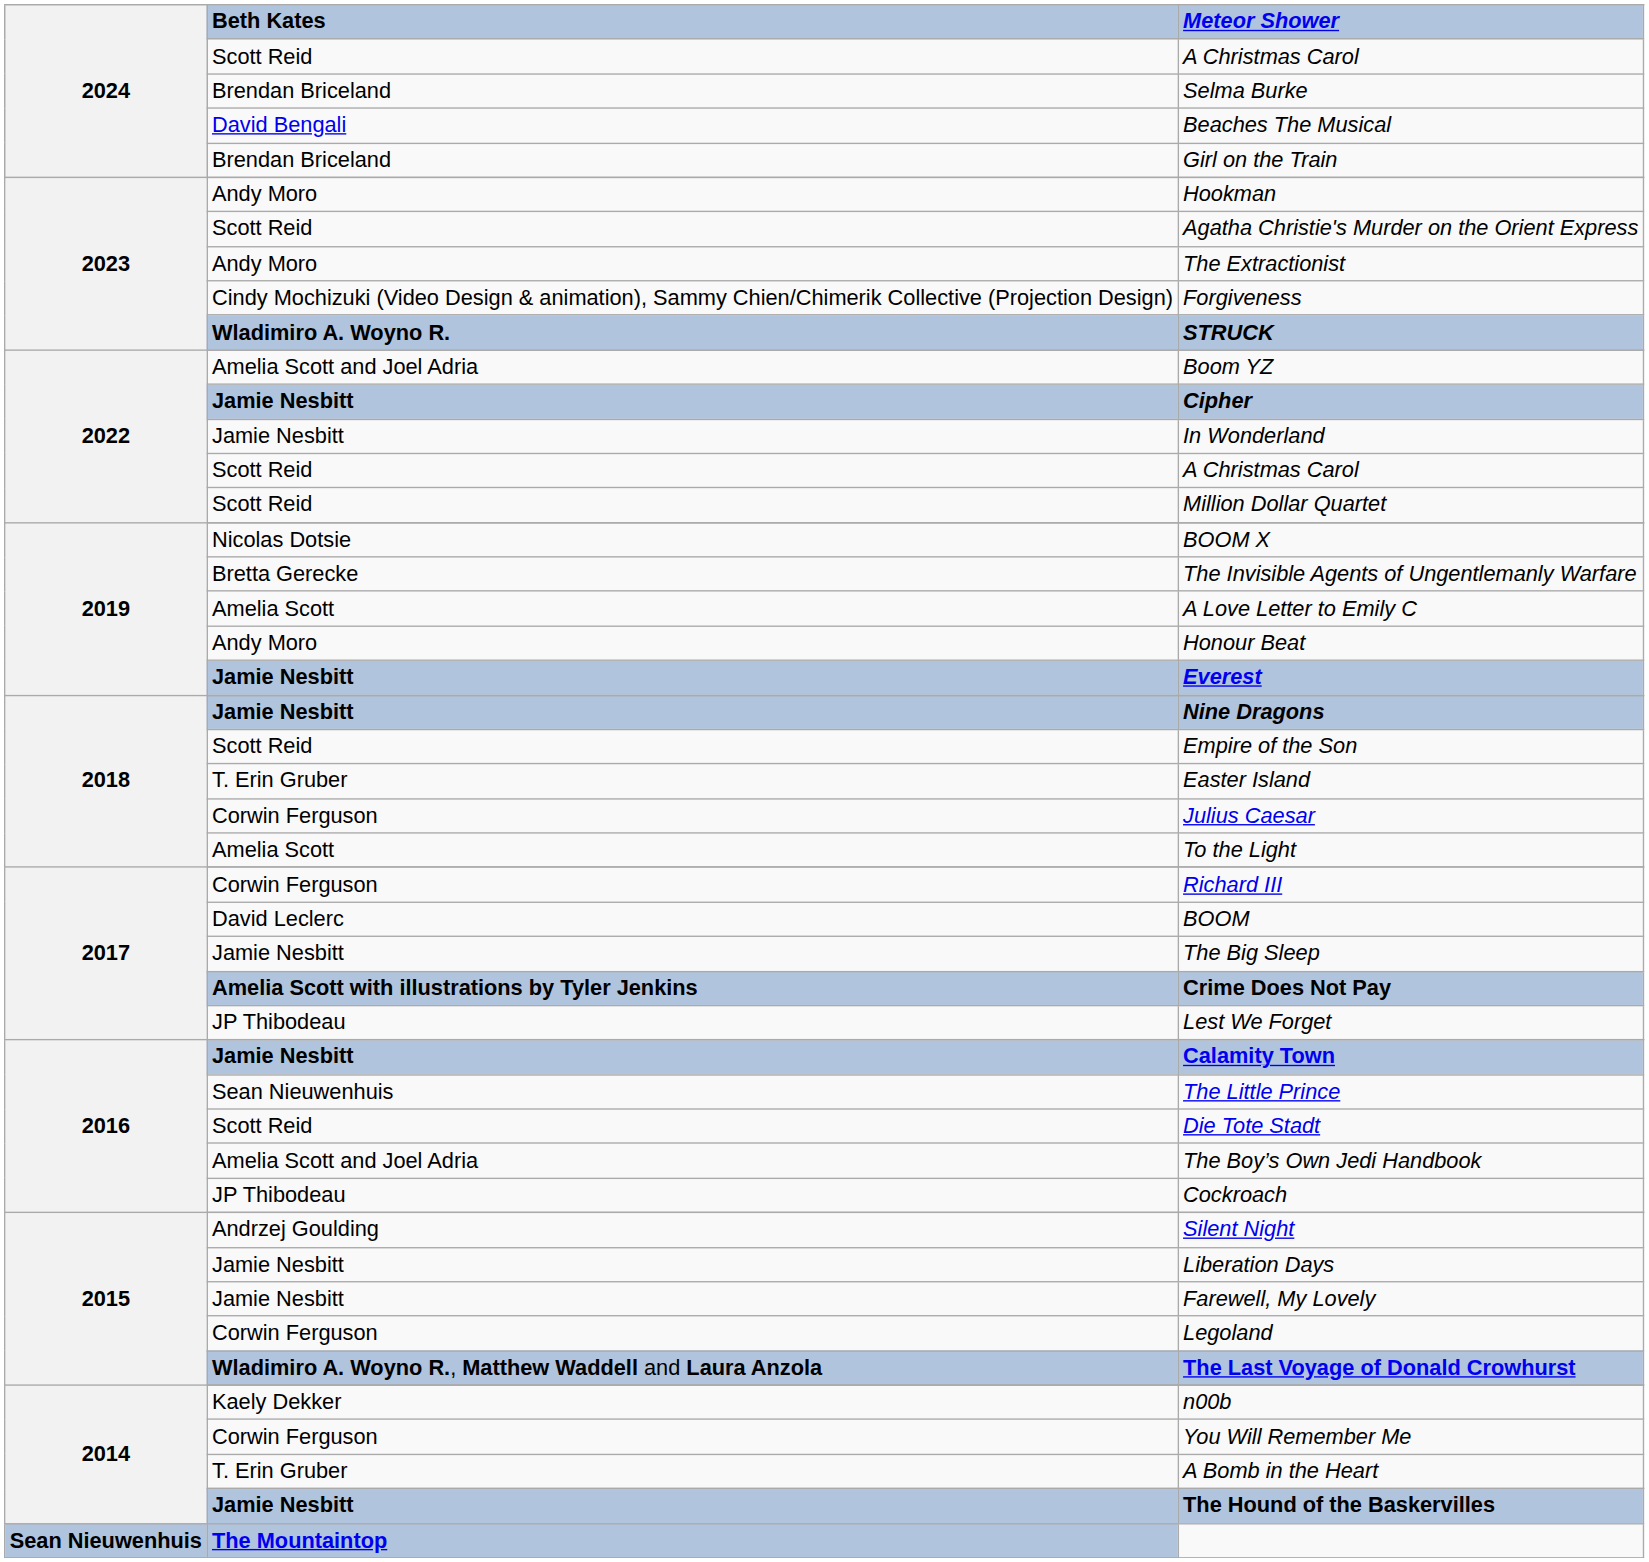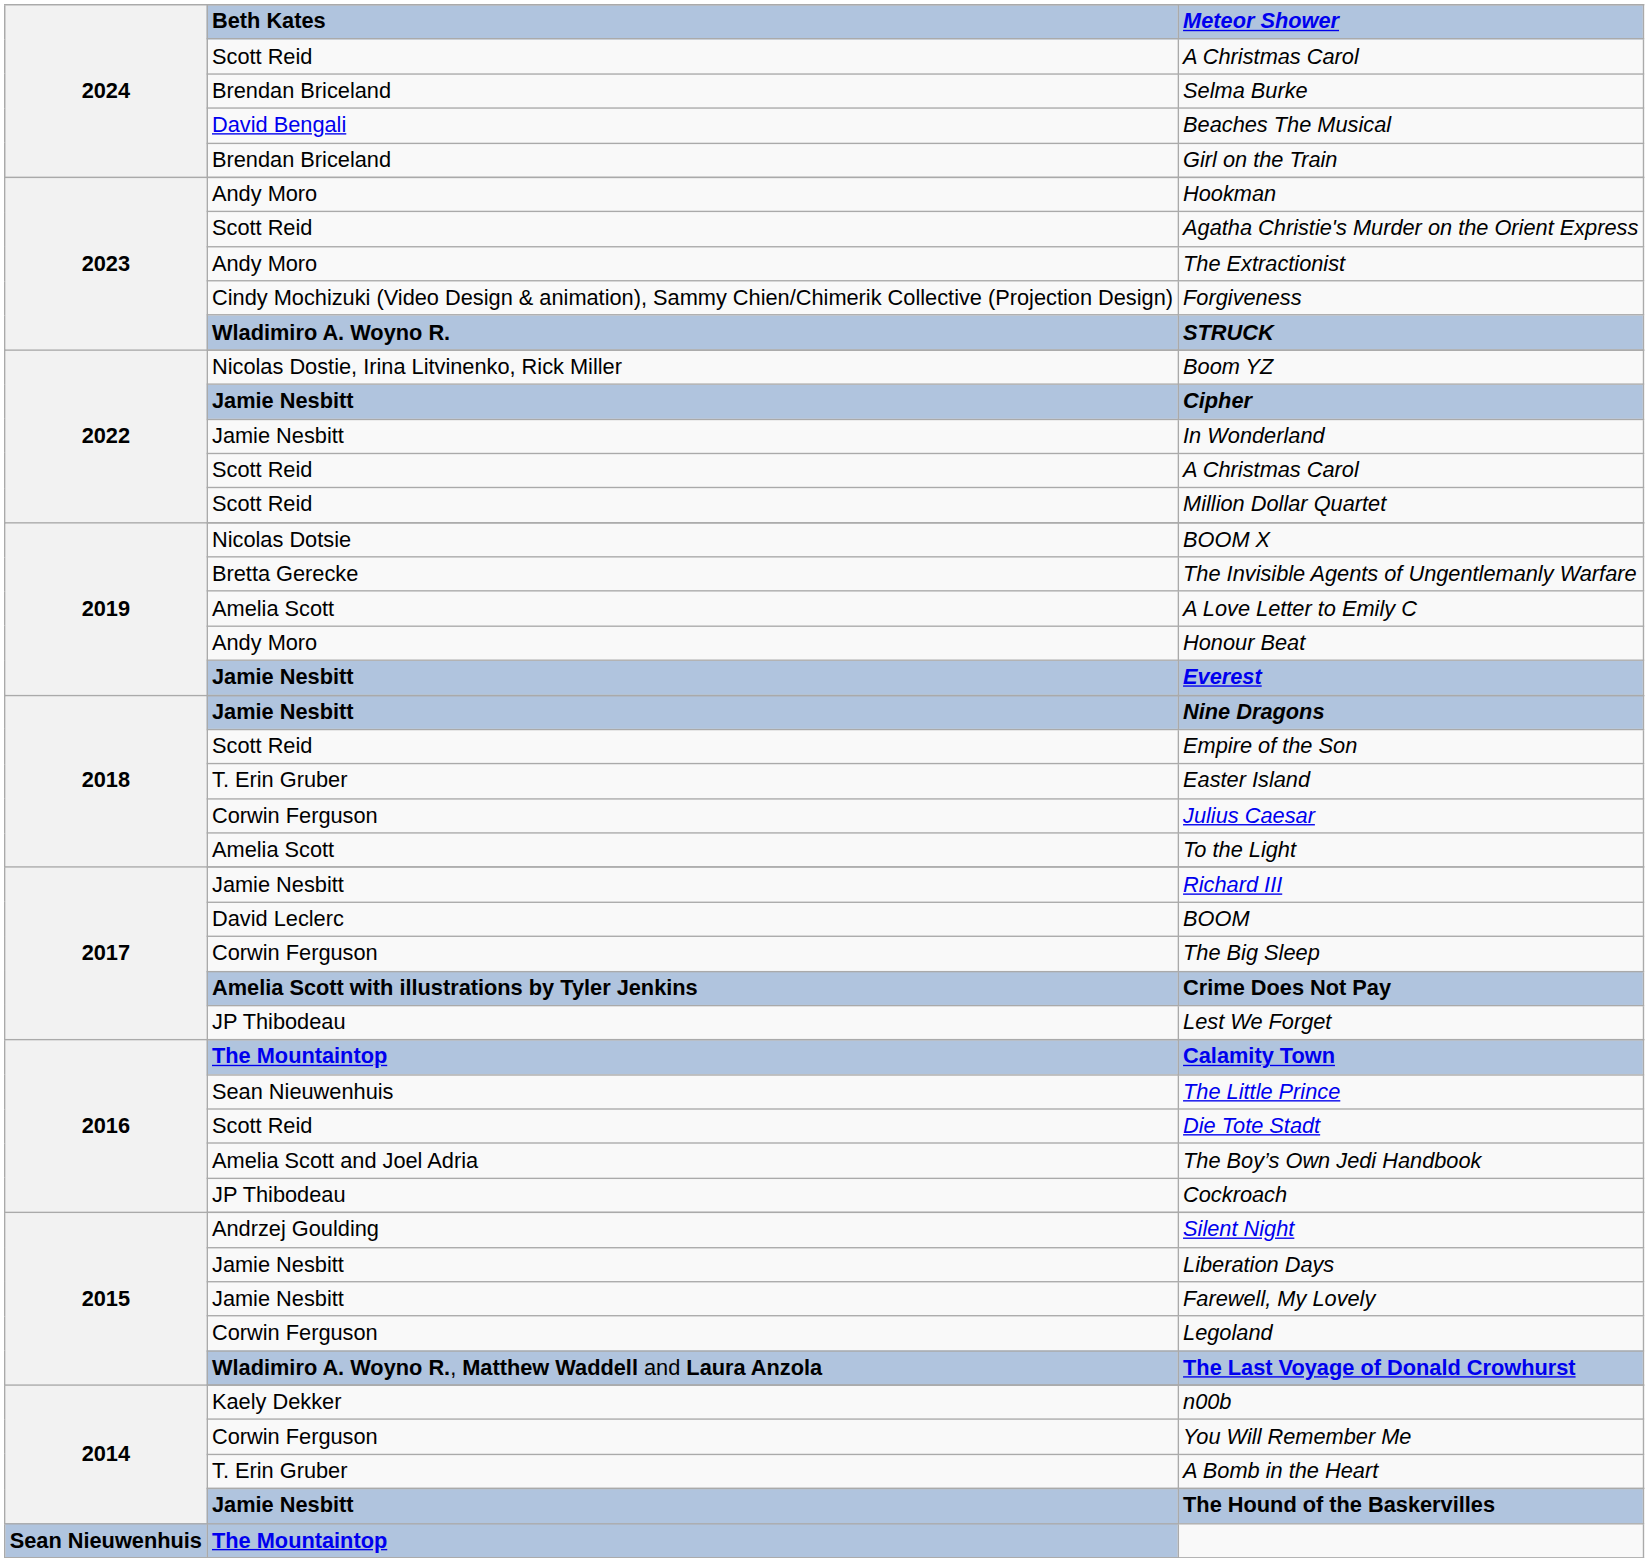(345, 366) Amelia Scott and Joel Adria -> (417, 366) Nicolas Dostie, Irina Litvinenko, Rick Miller
(295, 884) Corwin Ferguson -> (278, 884) Jamie Nesbitt
(278, 953) Jamie Nesbitt -> (295, 953) Corwin Ferguson
(283, 1057) Jamie Nesbitt -> (300, 1057) The Mountaintop
